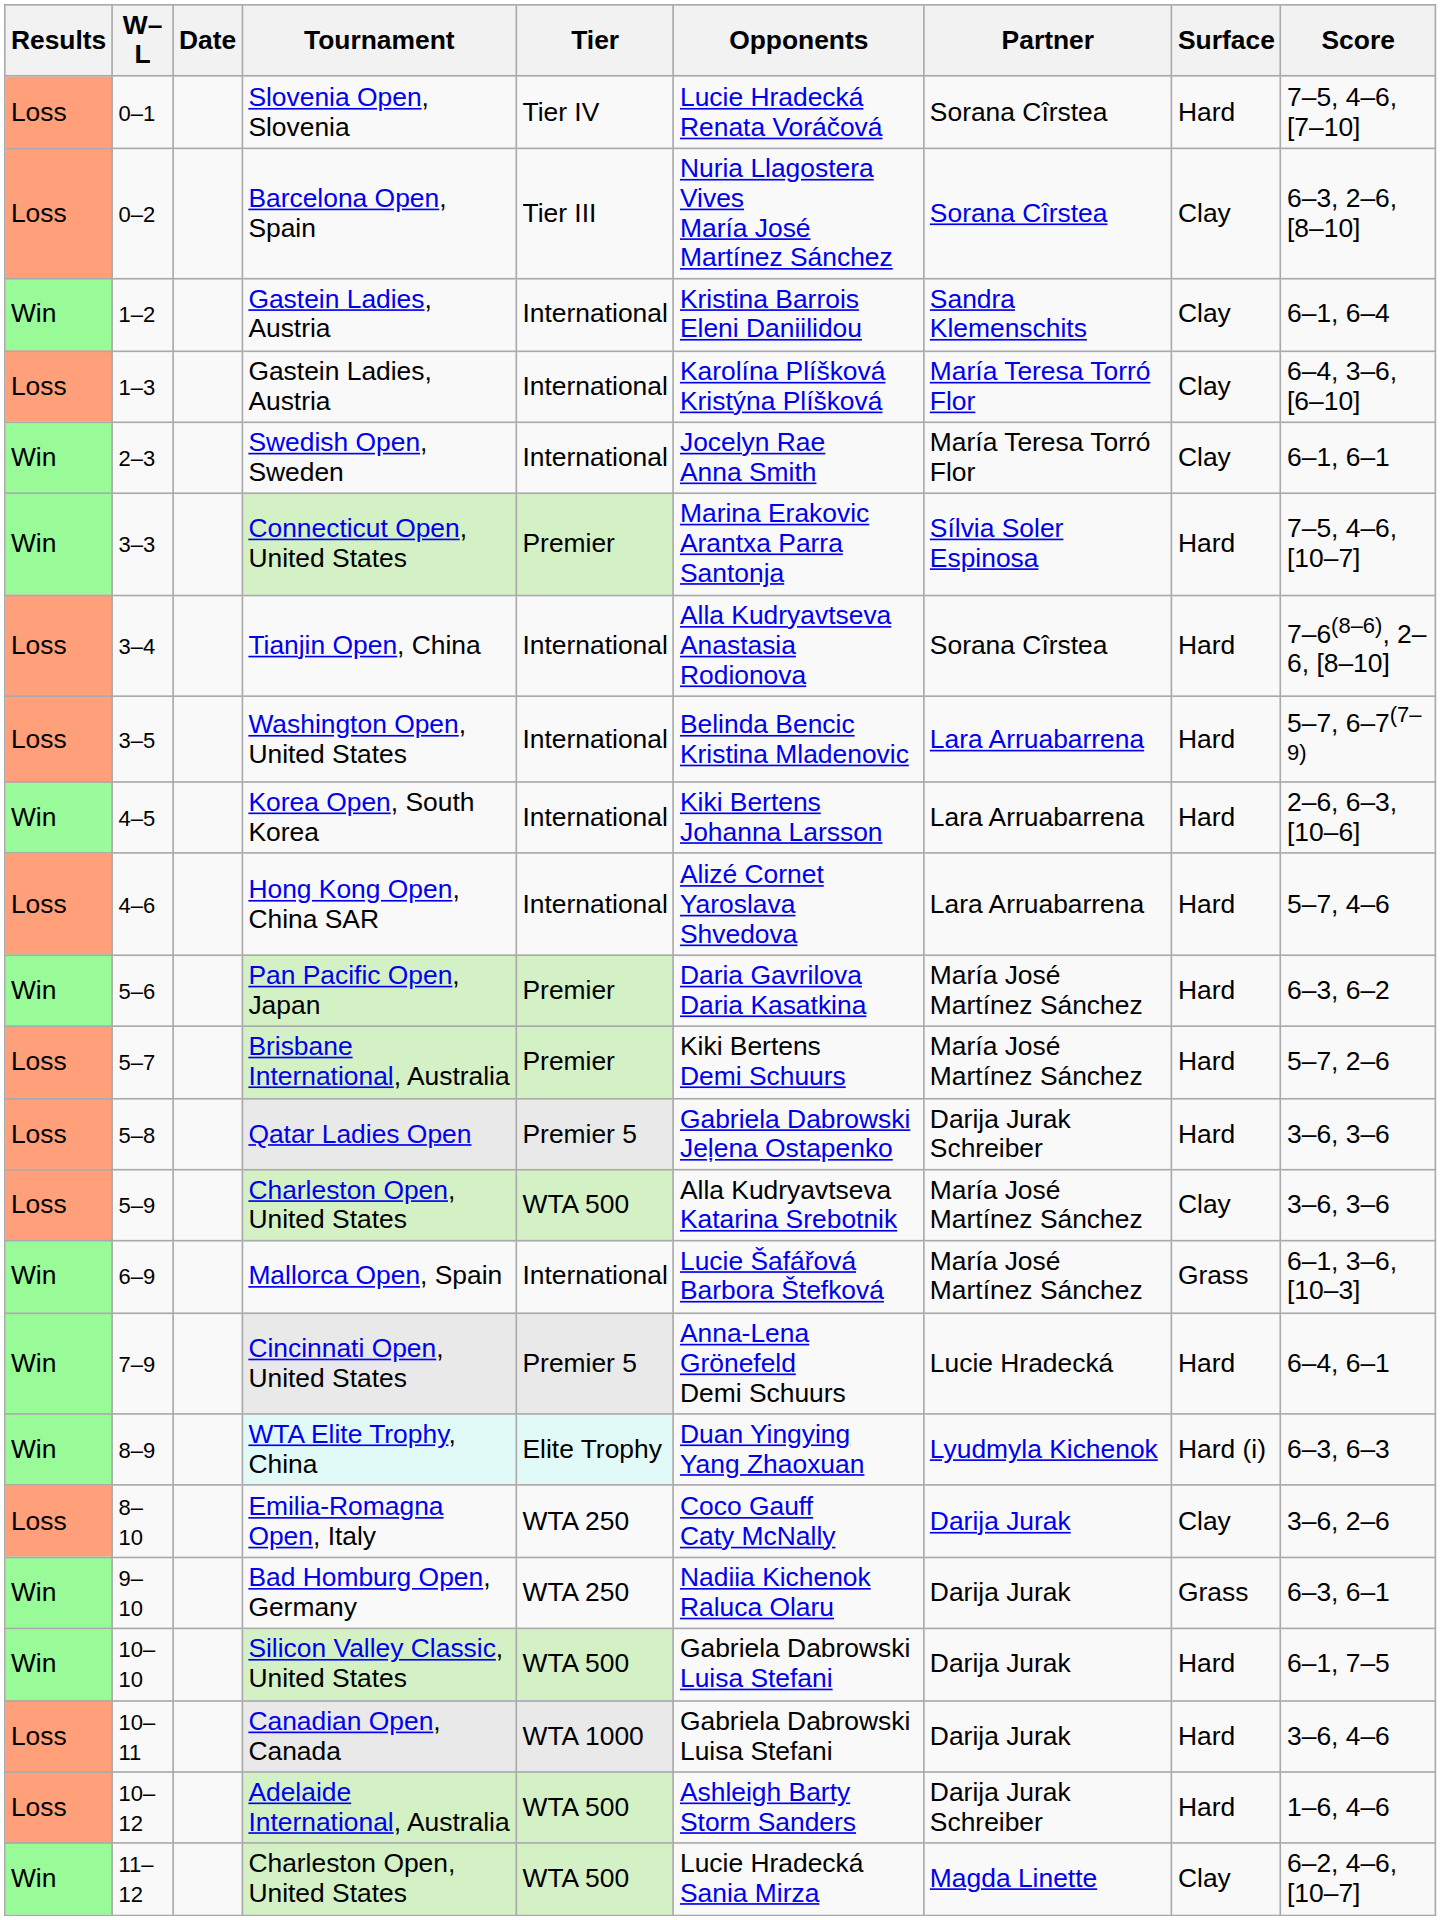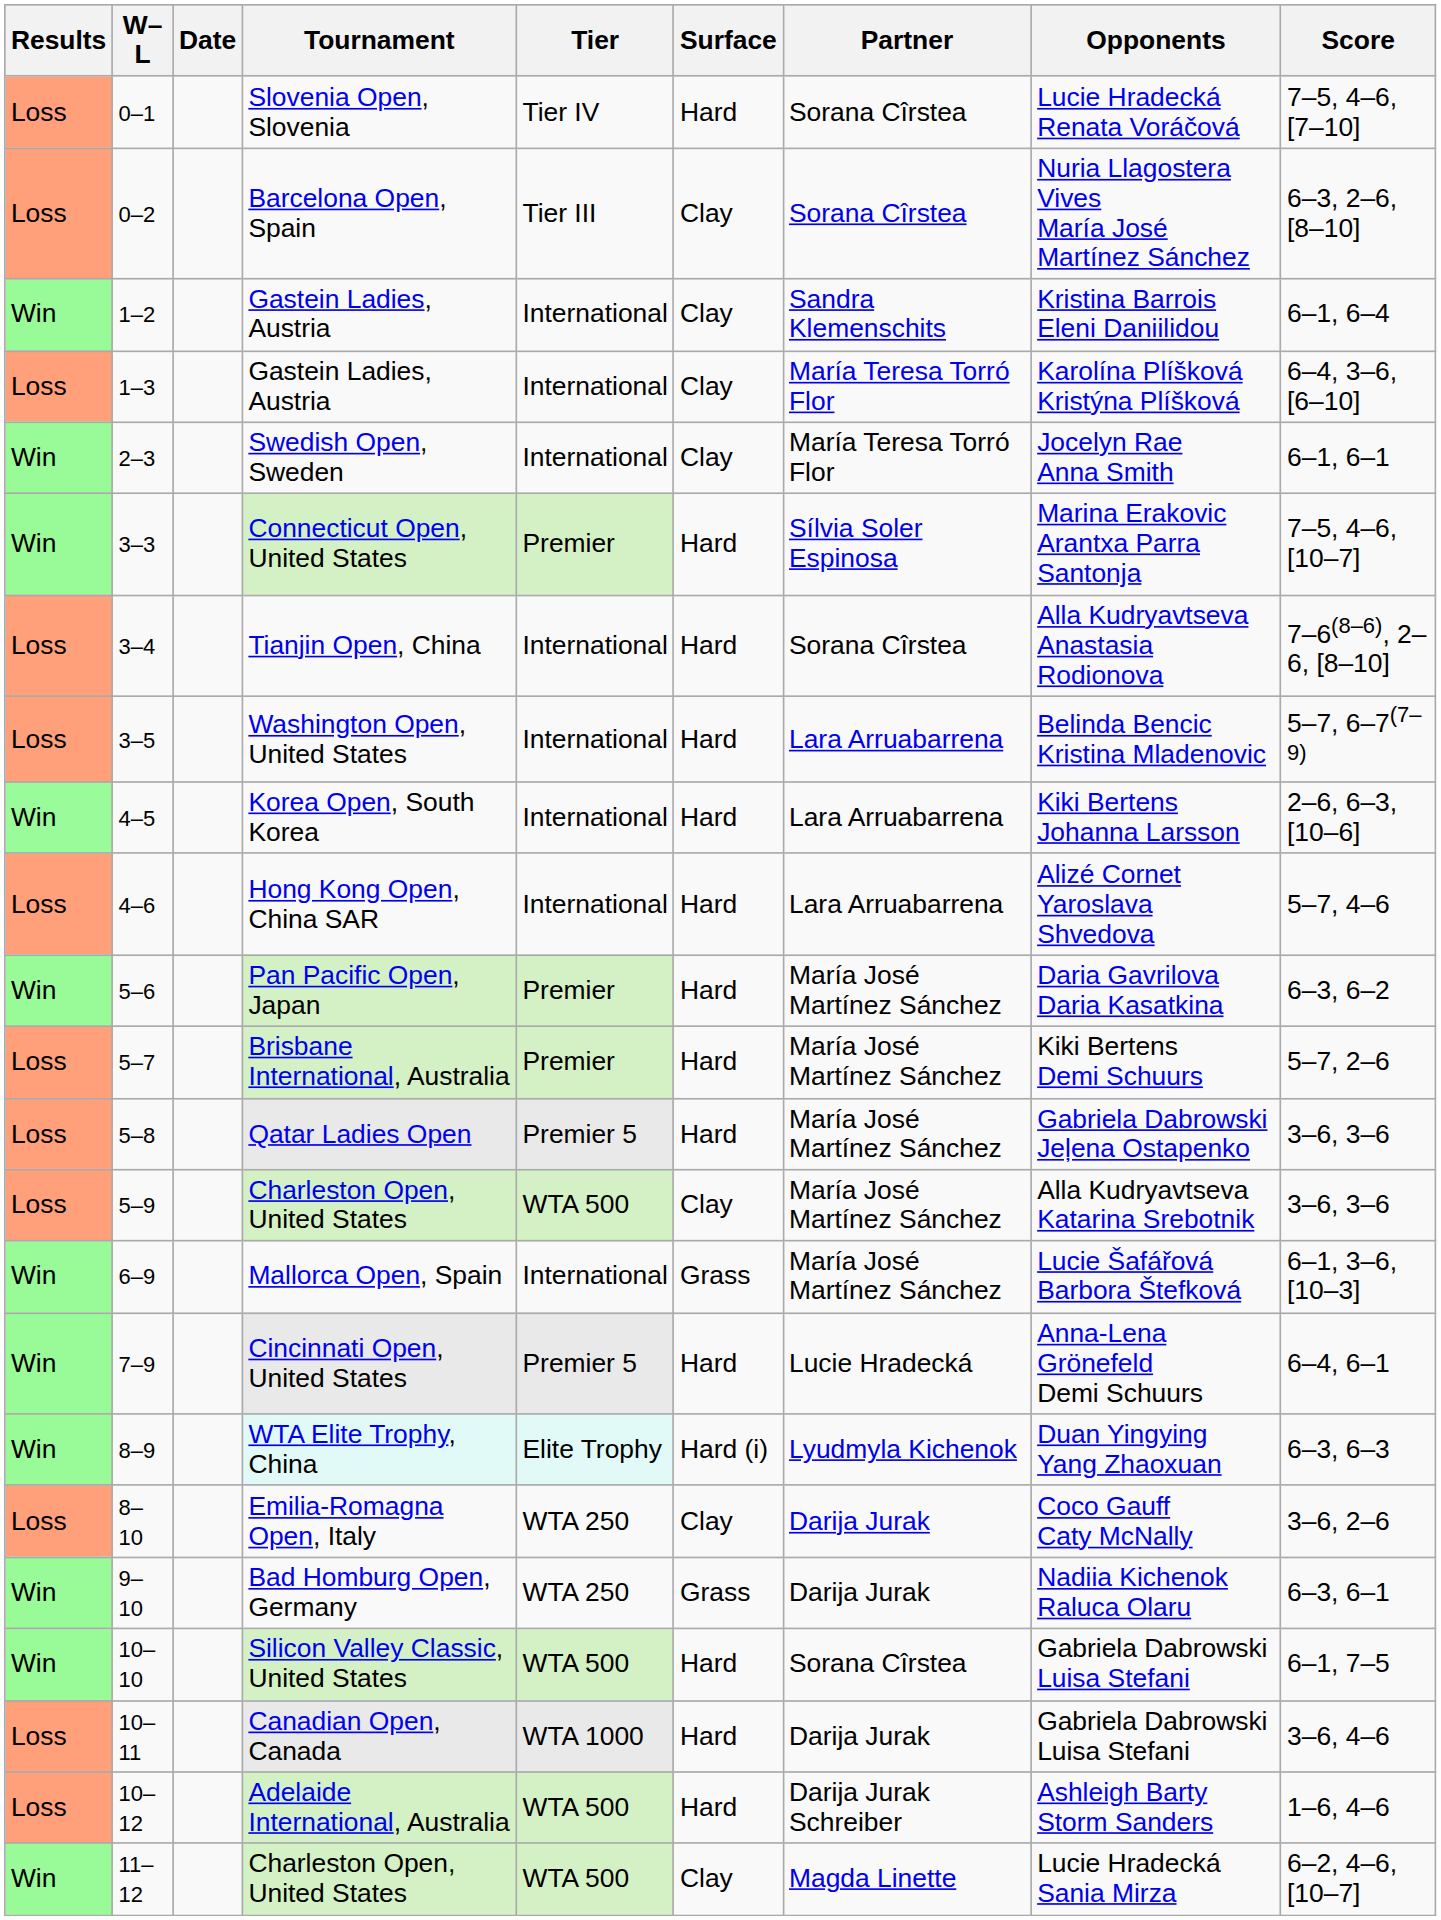columns swapped: (1226, 40) <-> (799, 40)
(1000, 1133) Darija Jurak Schreiber -> (895, 1133) María José Martínez Sánchez
(1000, 1664) Darija Jurak -> (878, 1664) Sorana Cîrstea
